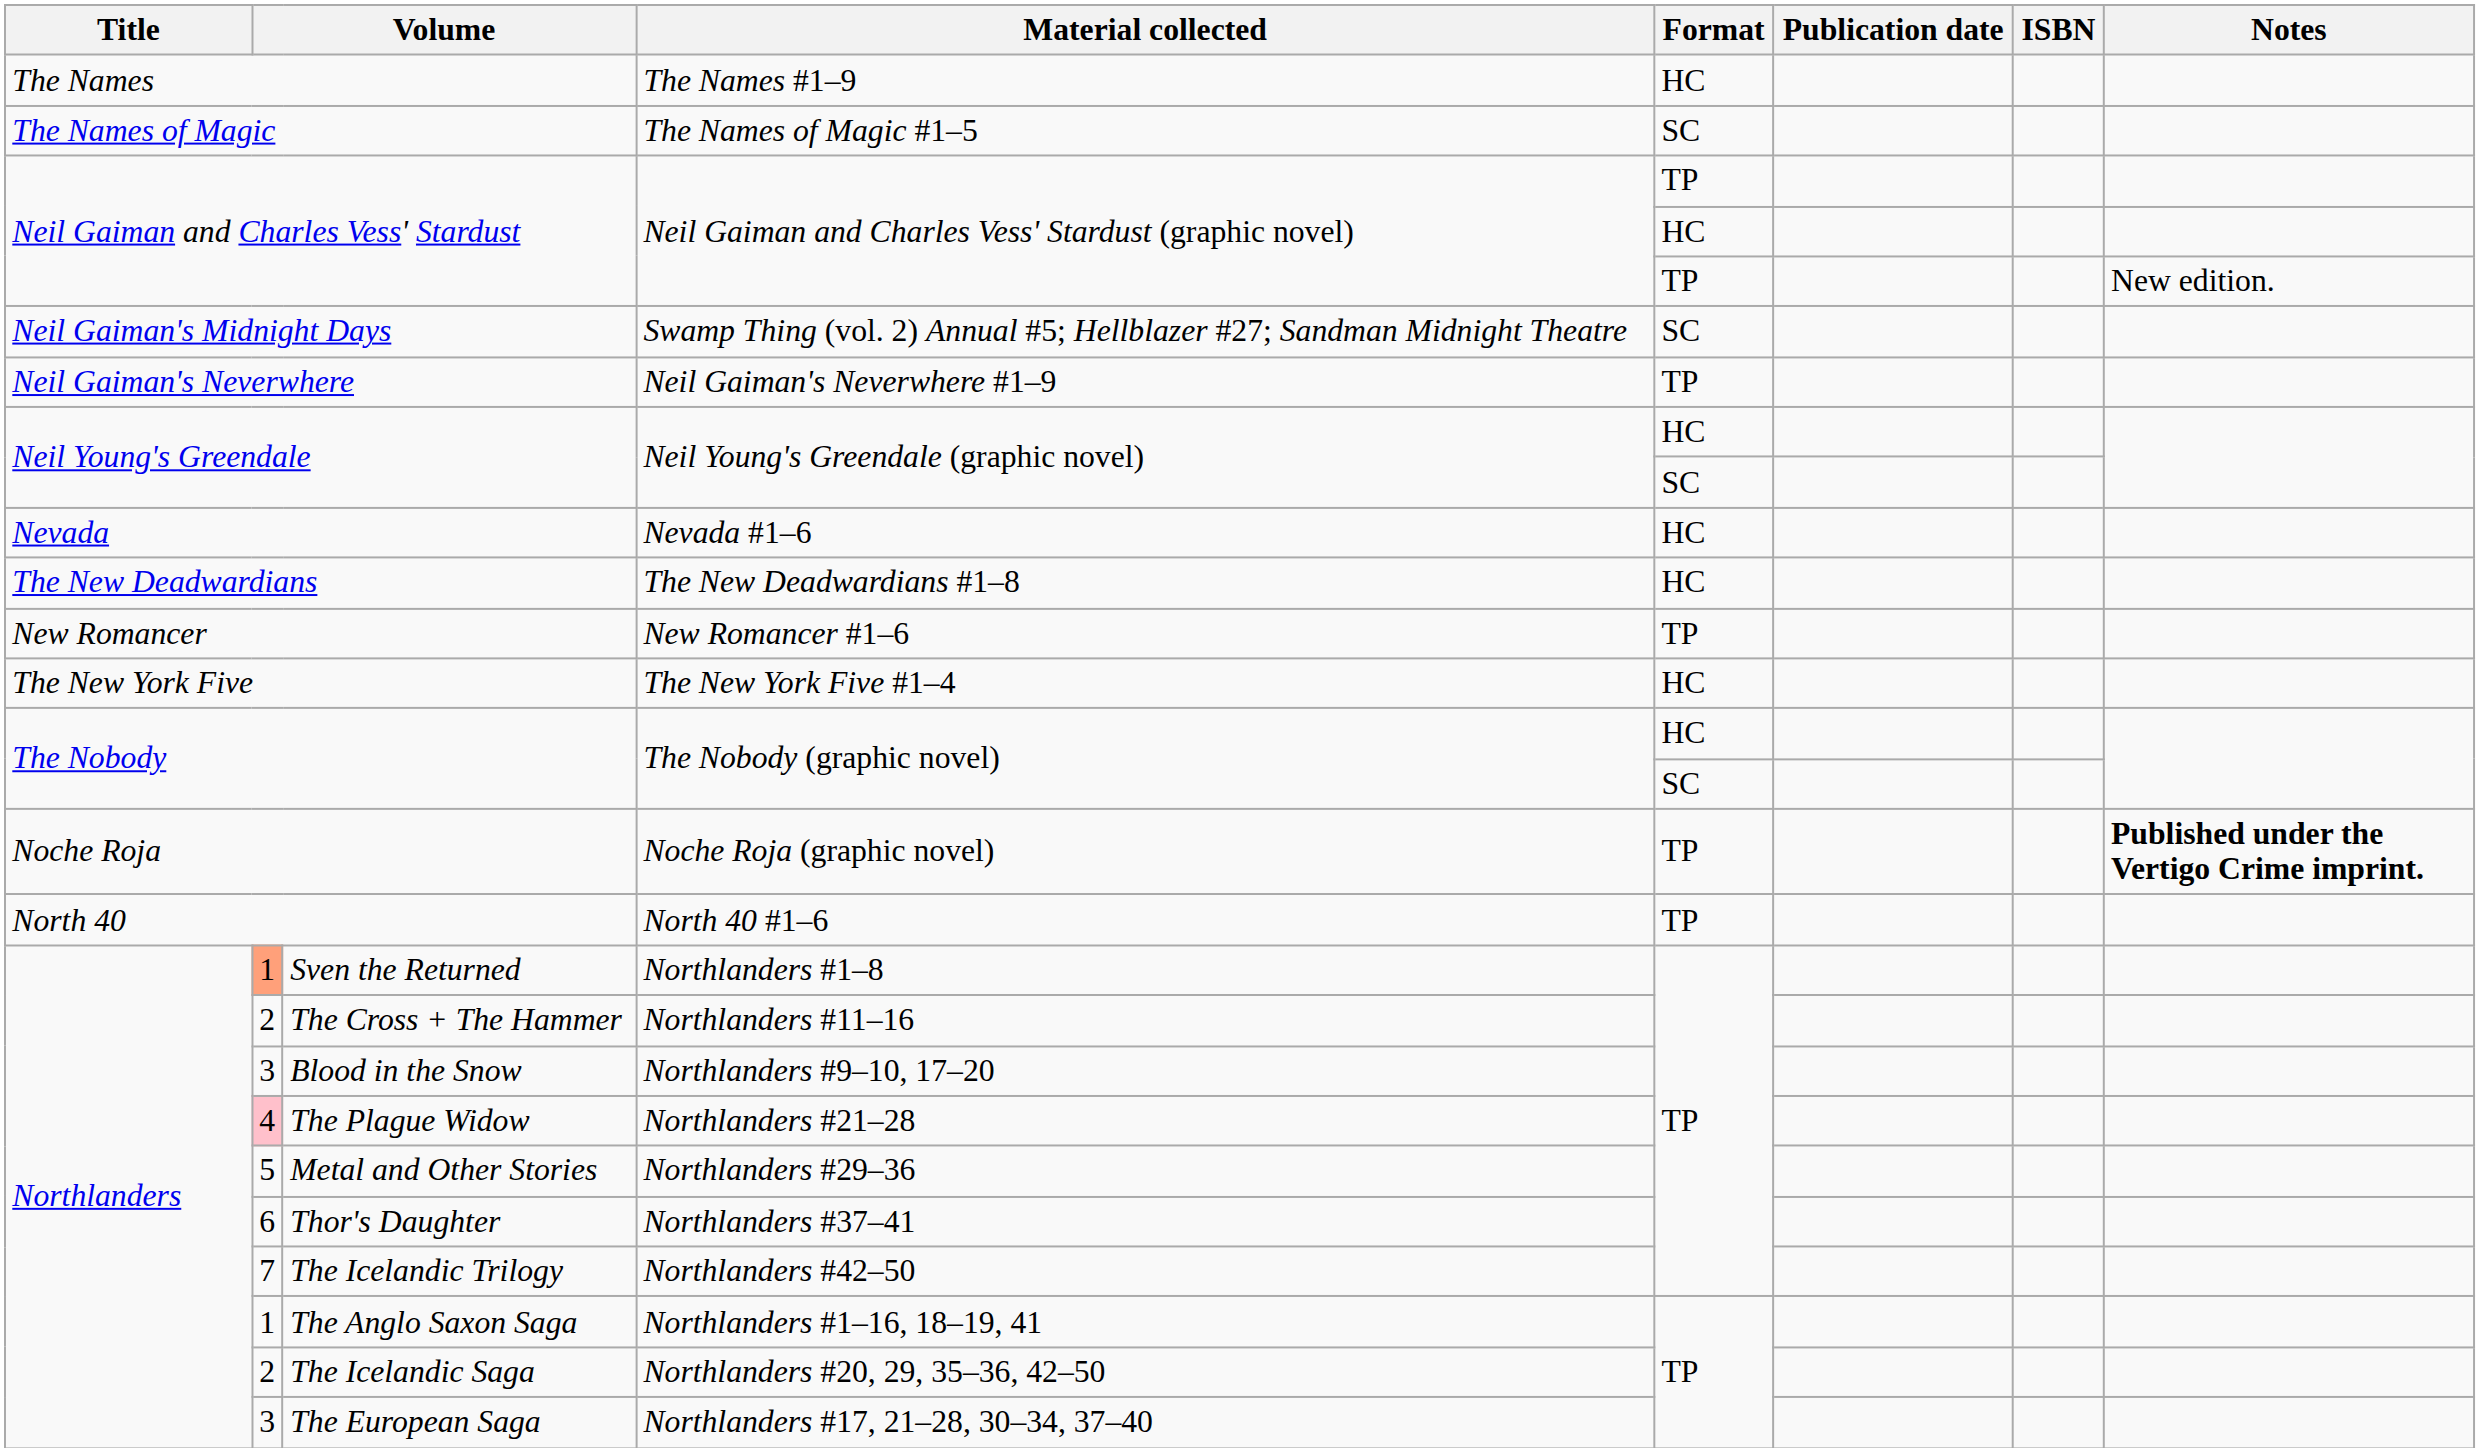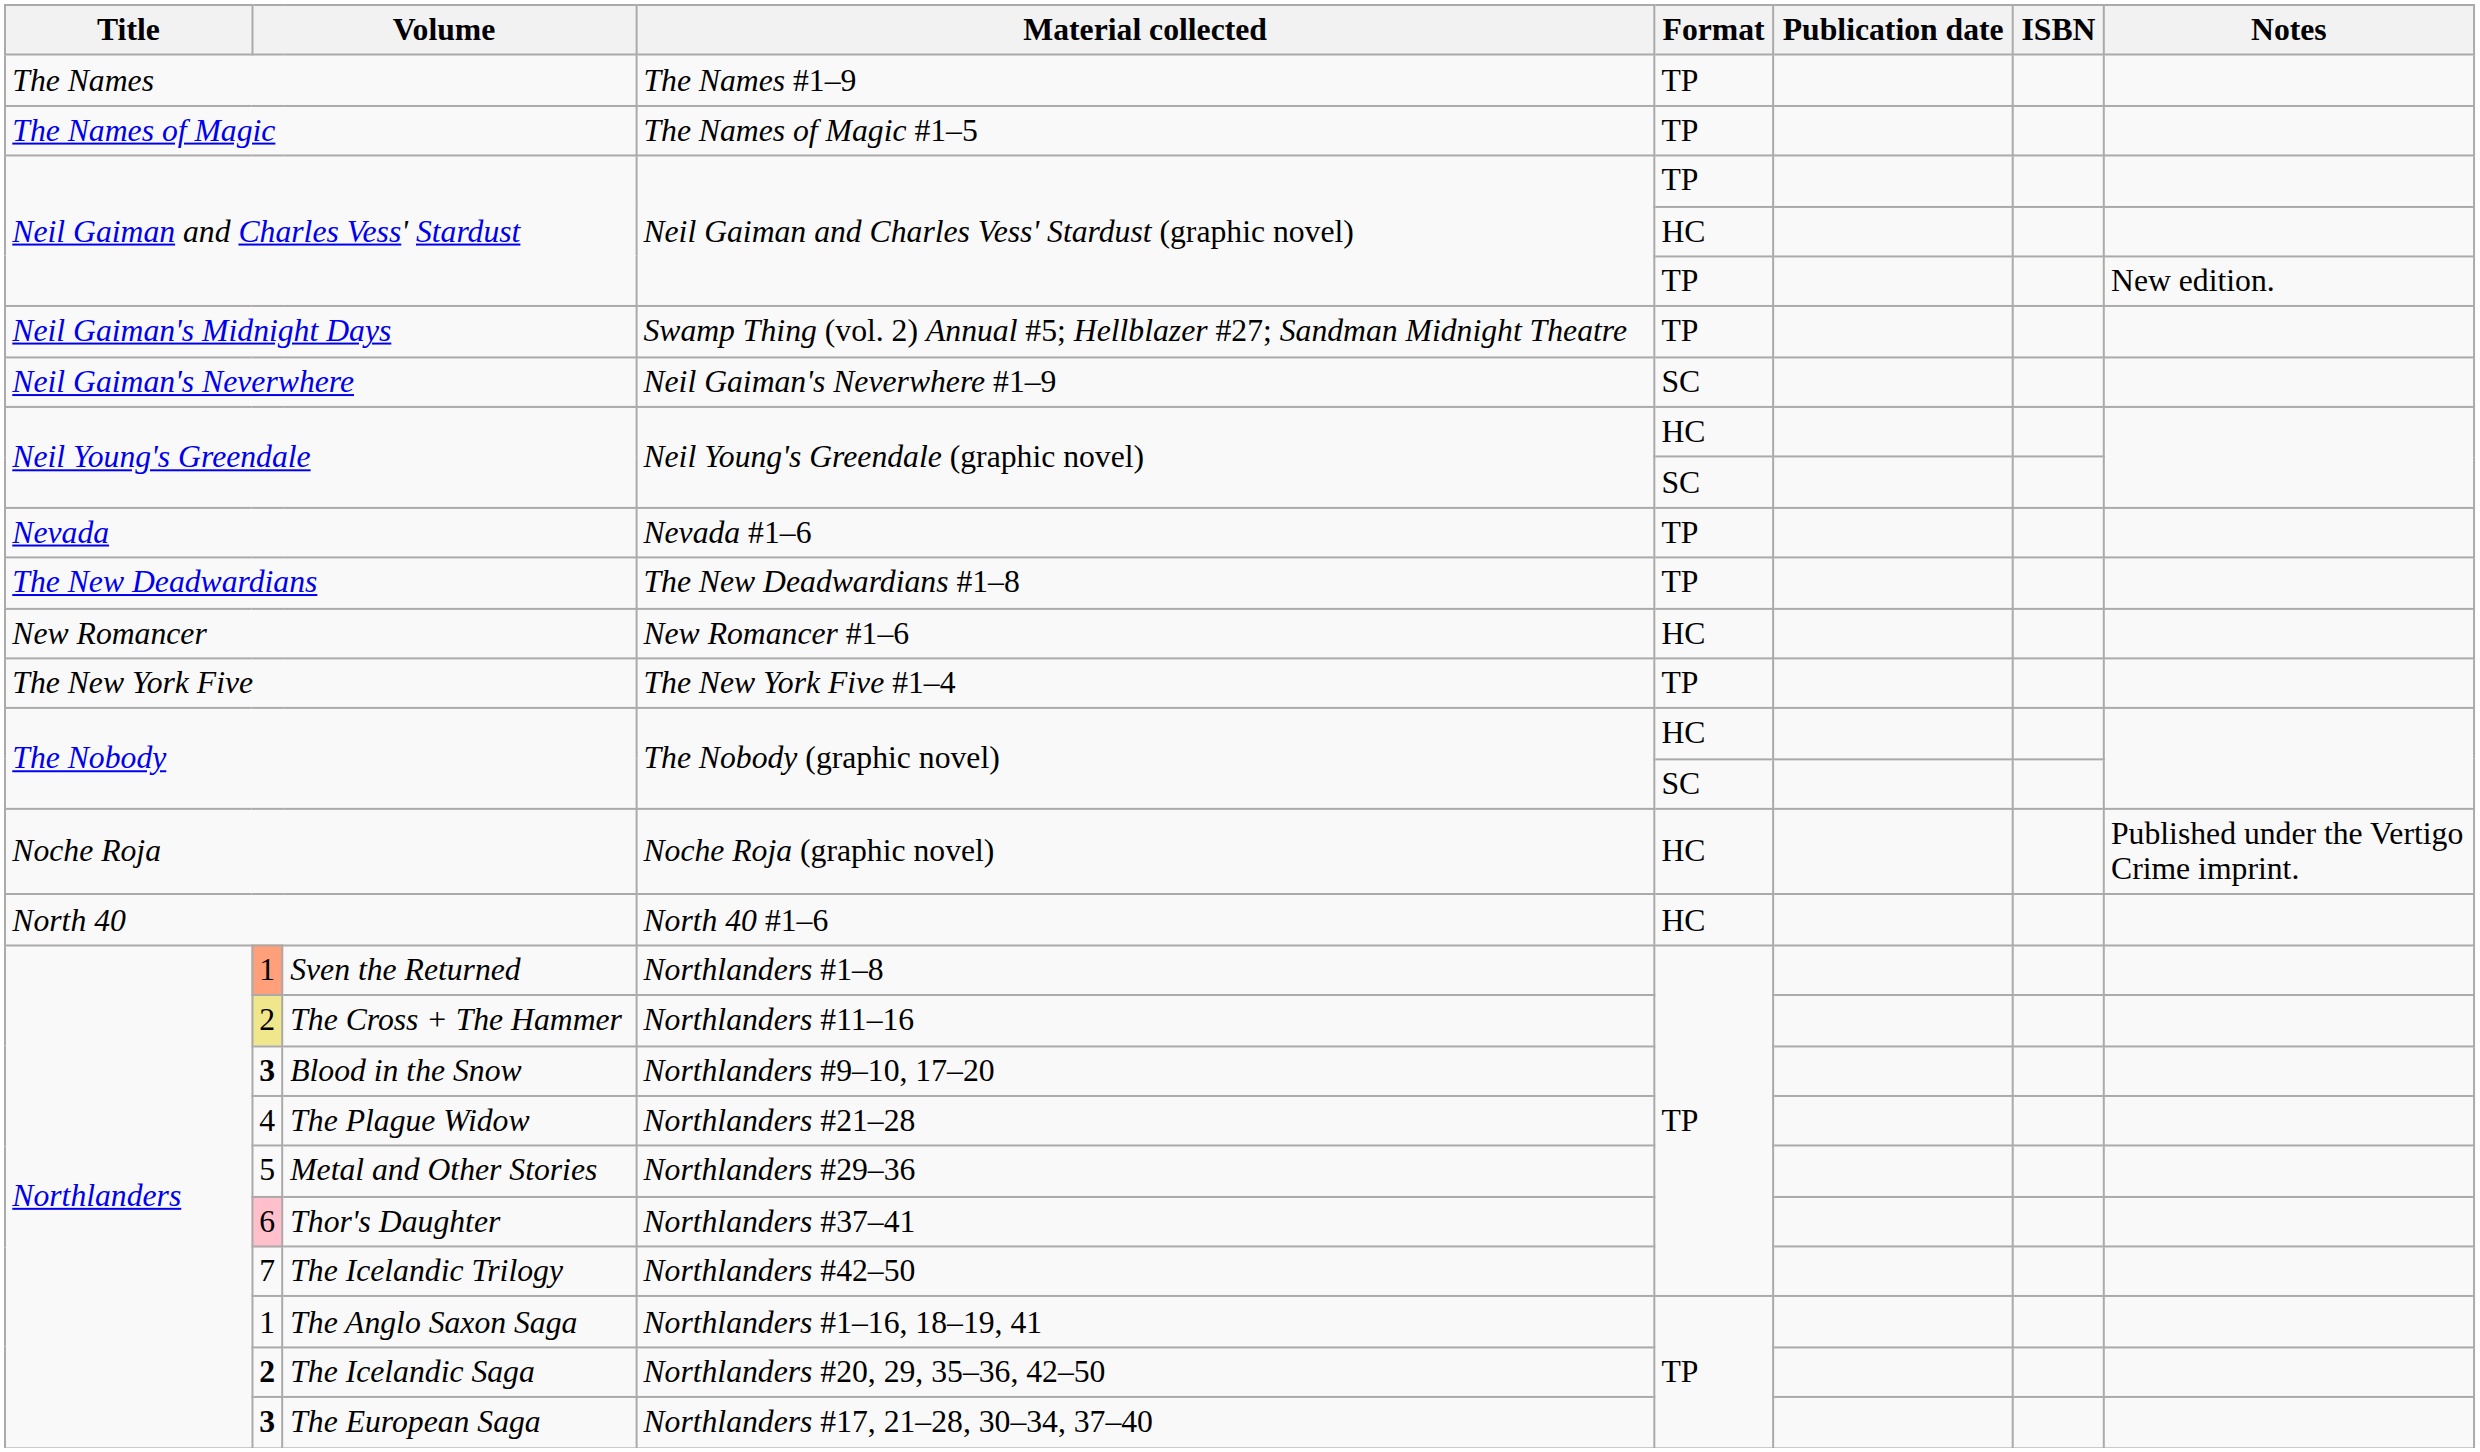(1683, 79) HC -> (1680, 79) TP
(1681, 130) SC -> (1680, 130) TP
(1681, 331) SC -> (1680, 331) TP
(1680, 381) TP -> (1681, 381) SC
(1683, 532) HC -> (1680, 532) TP
(1683, 582) HC -> (1680, 582) TP
(1680, 632) TP -> (1683, 632) HC
(1683, 682) HC -> (1680, 682) TP
(1680, 851) TP -> (1683, 851) HC
(2267, 851) bold -> (2287, 851) normal
(1680, 919) TP -> (1683, 919) HC
(267, 1019) no background -> (267, 1019) khaki background
(267, 1070) normal -> (267, 1070) bold
(267, 1120) pink background -> (267, 1120) no background
(267, 1220) no background -> (267, 1220) pink background
(267, 1371) normal -> (267, 1371) bold
(267, 1421) normal -> (267, 1421) bold
